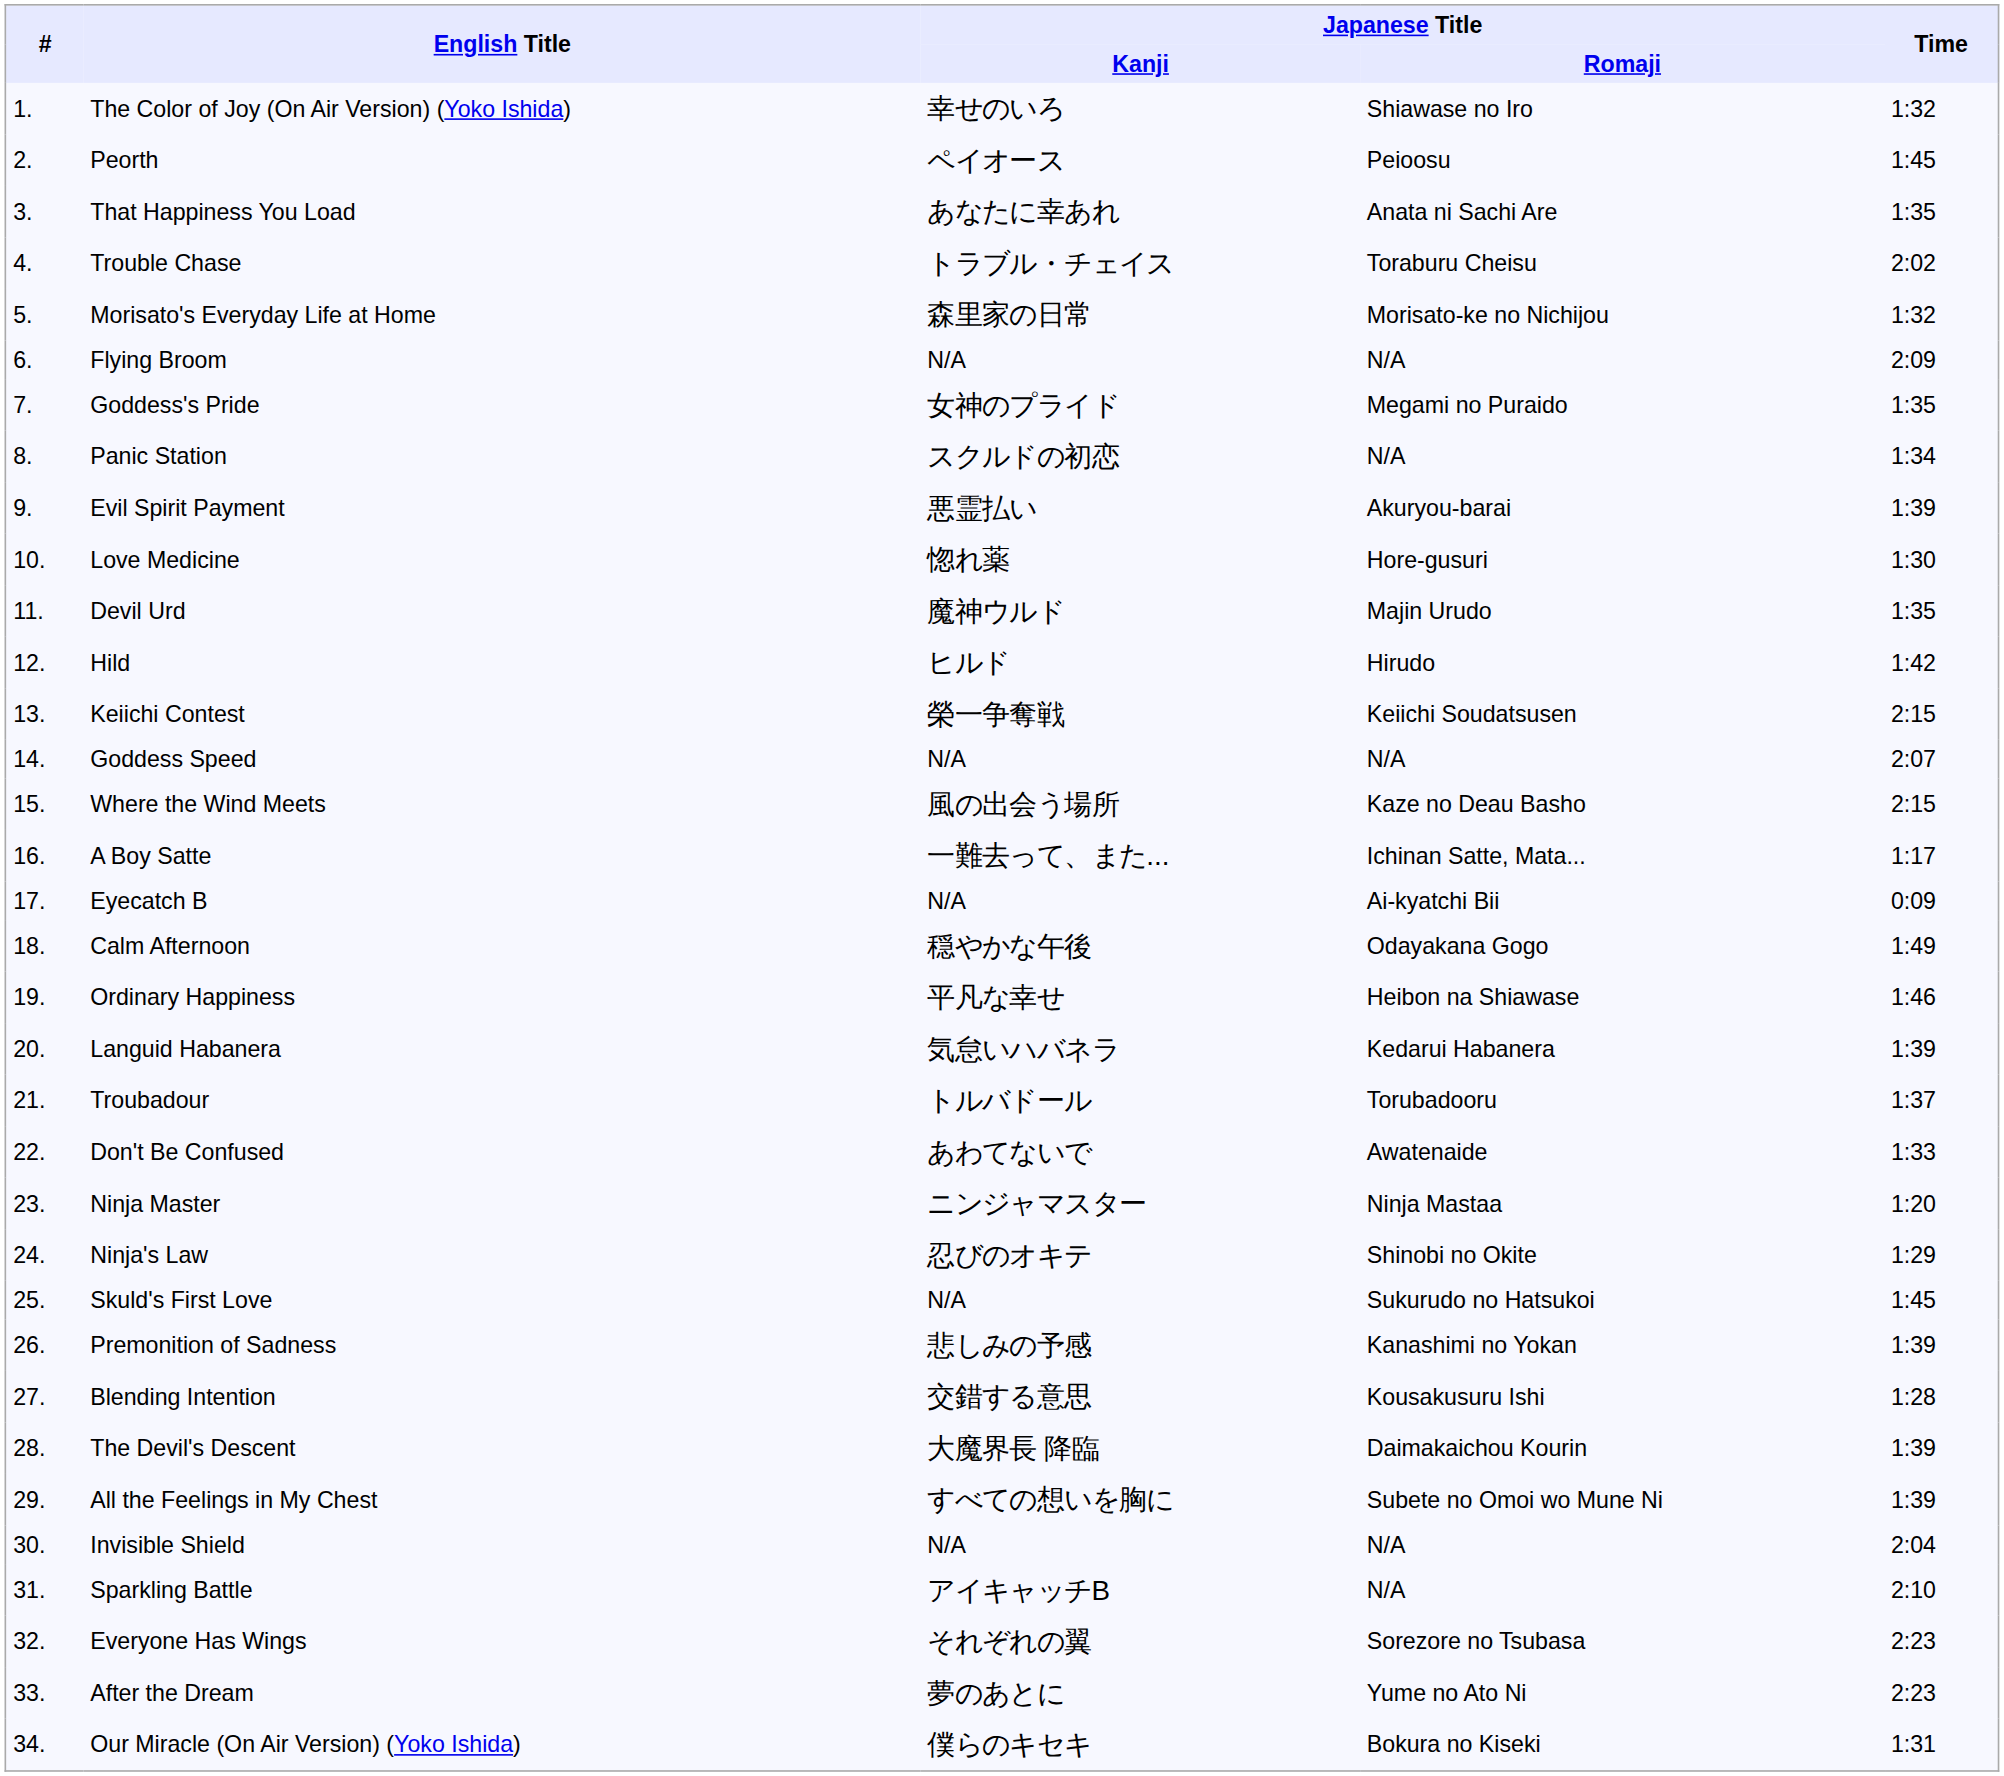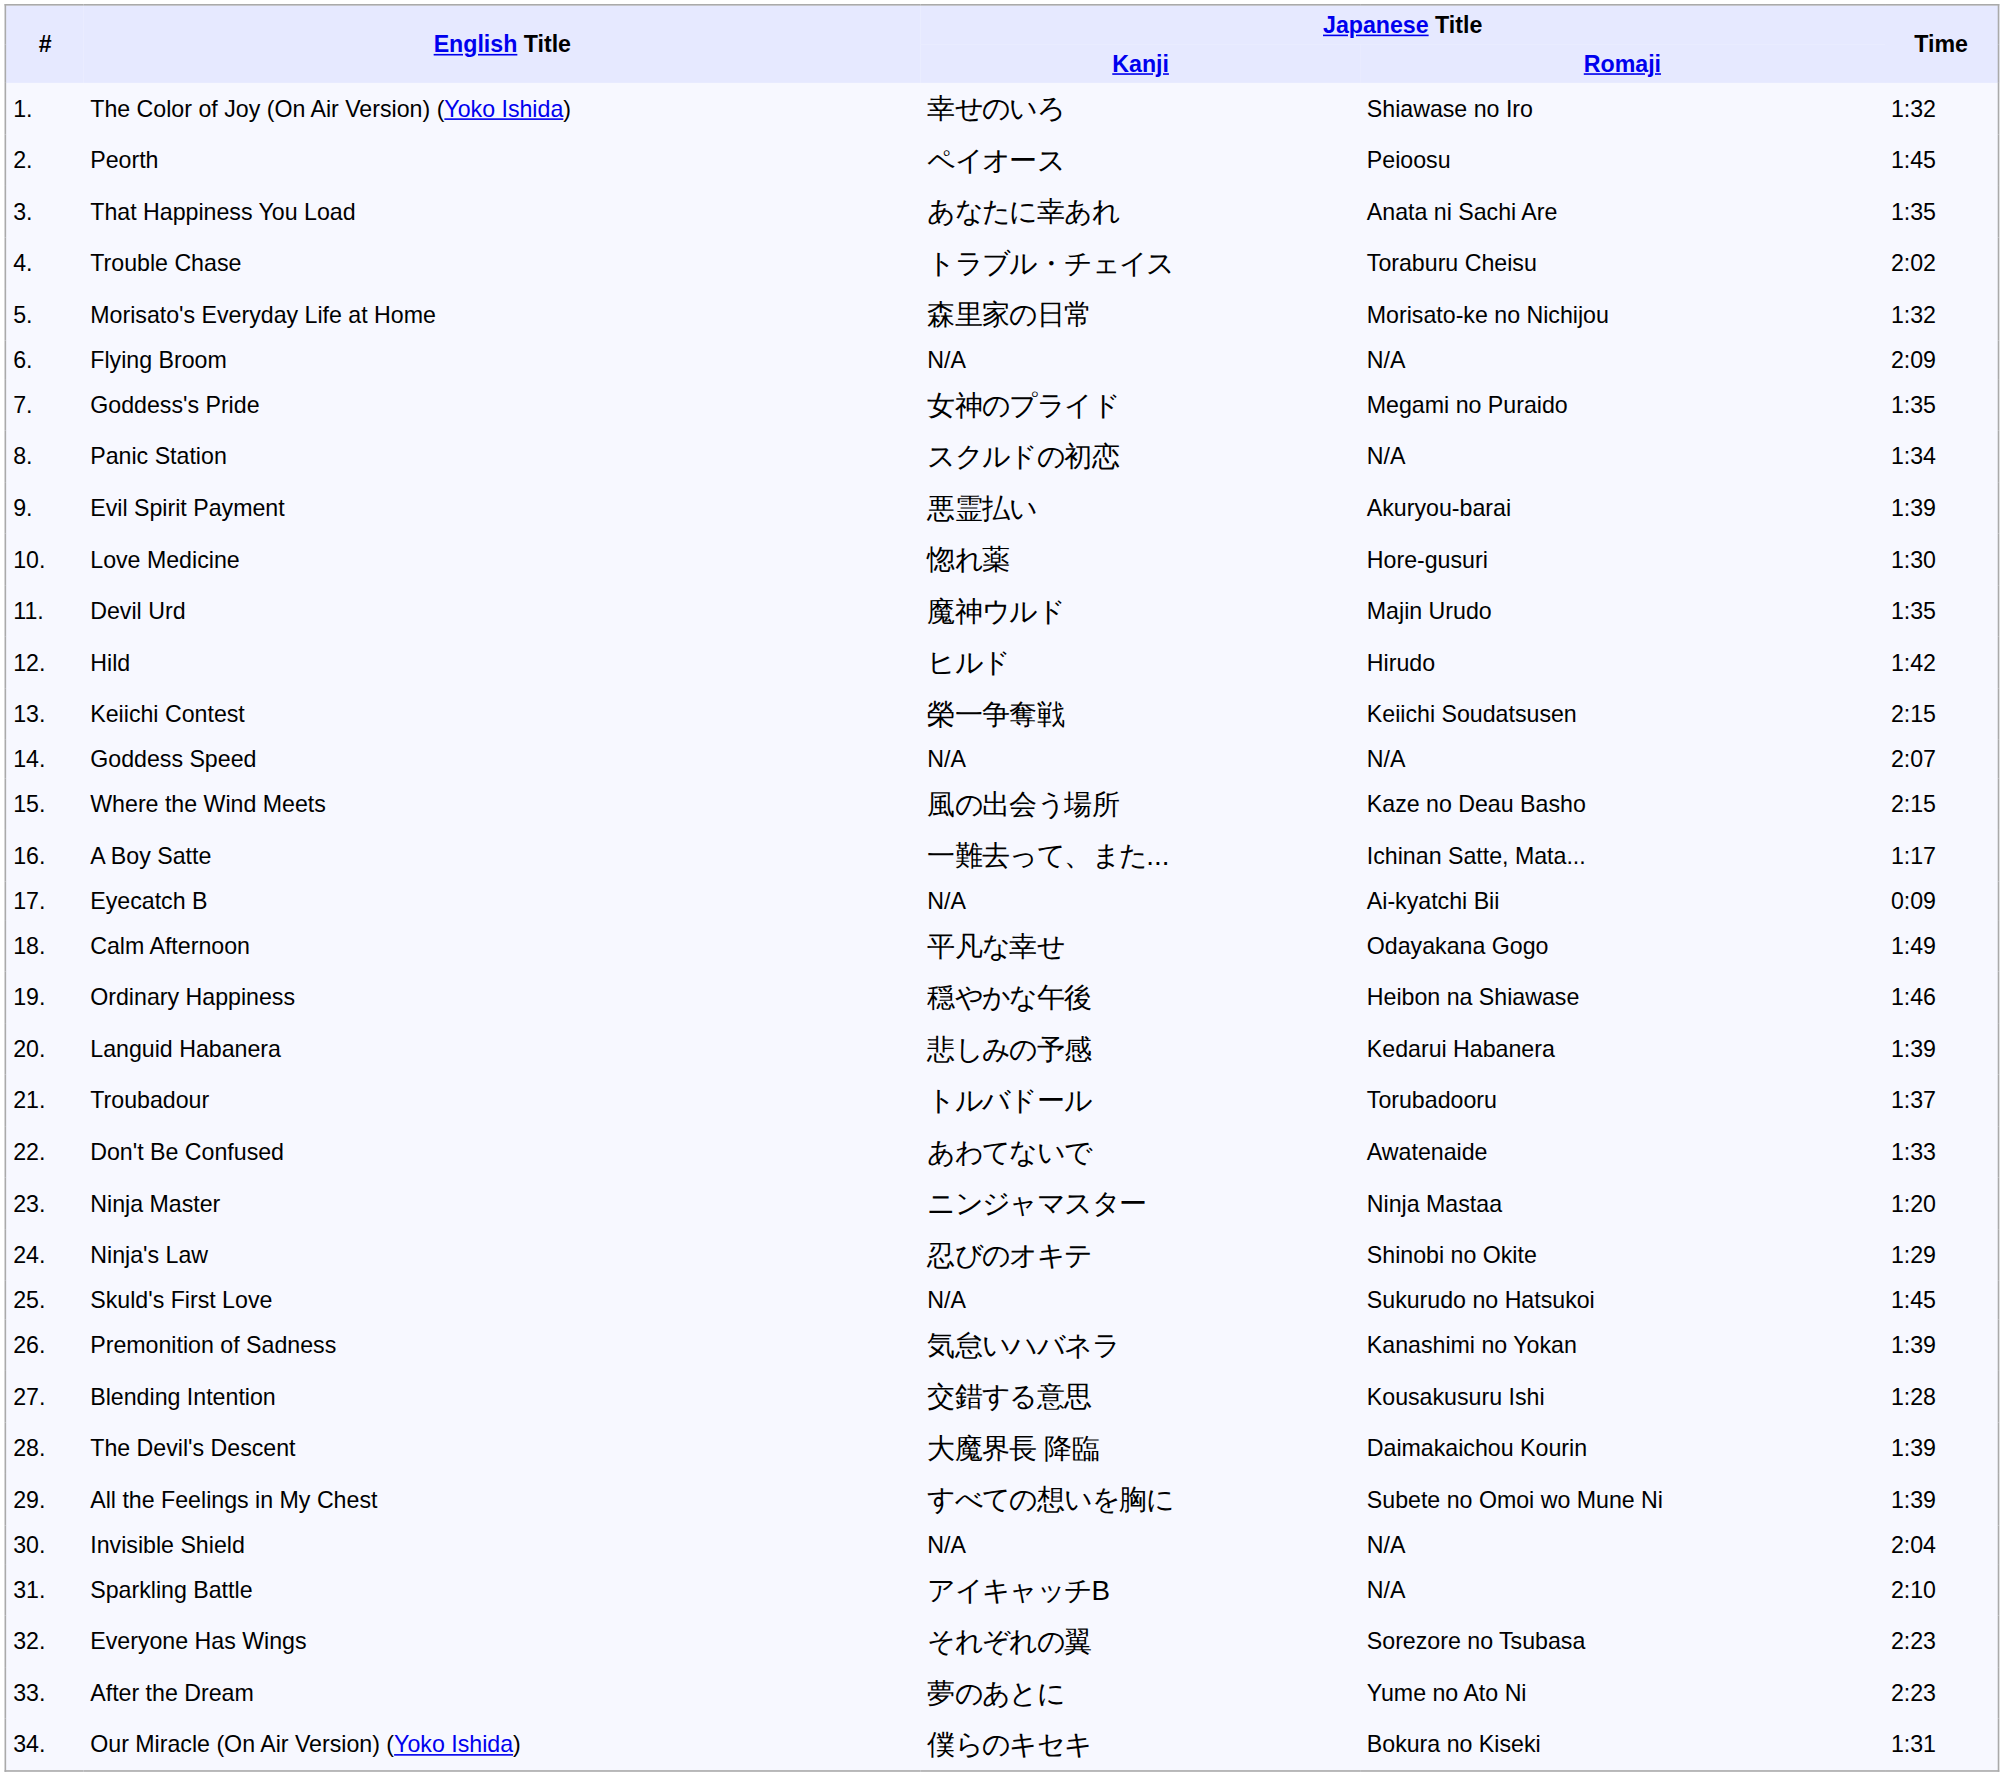(1009, 946) 穏やかな午後 -> (996, 946) 平凡な幸せ
(996, 997) 平凡な幸せ -> (1009, 997) 穏やかな午後
(1023, 1049) 気怠いハバネラ -> (1009, 1049) 悲しみの予感
(1009, 1345) 悲しみの予感 -> (1023, 1345) 気怠いハバネラ
